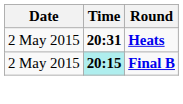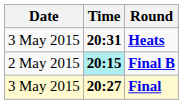(44, 39) 2 May 2015 -> (44, 39) 3 May 2015
+ row: (145, 87)
